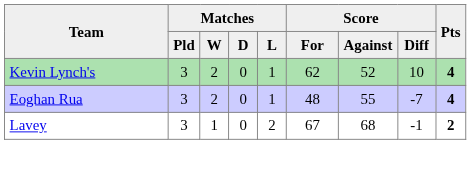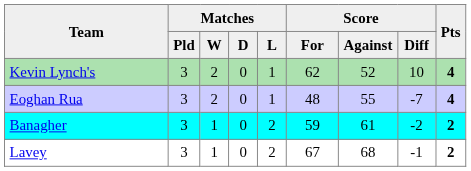+ row: (38, 125)
